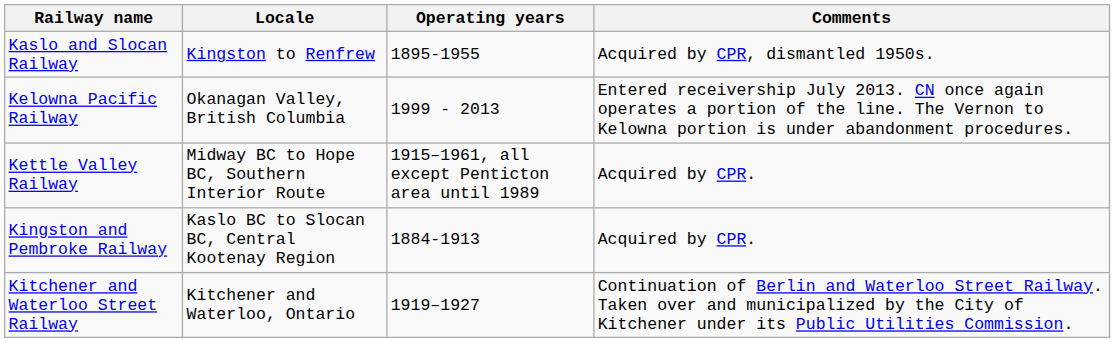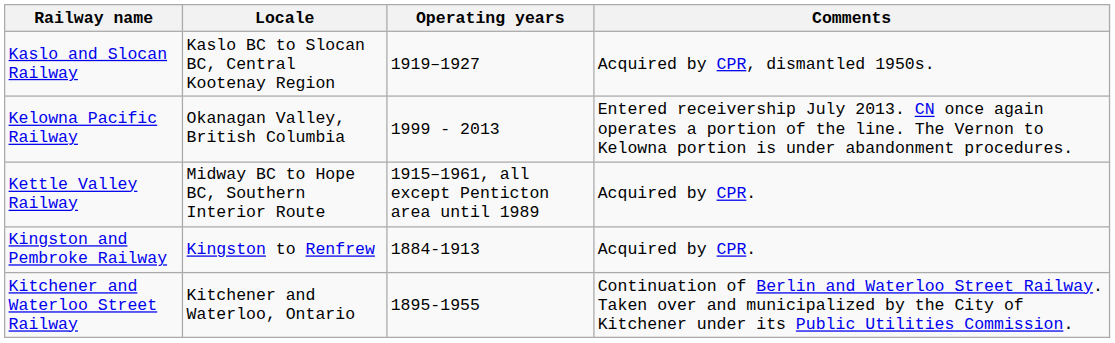(281, 55) Kingston to Renfrew -> (276, 64) Kaslo BC to Slocan BC, Central Kootenay Region
(435, 55) 1895-1955 -> (435, 64) 1919–1927
(276, 240) Kaslo BC to Slocan BC, Central Kootenay Region -> (281, 250) Kingston to Renfrew
(435, 305) 1919–1927 -> (435, 305) 1895-1955
